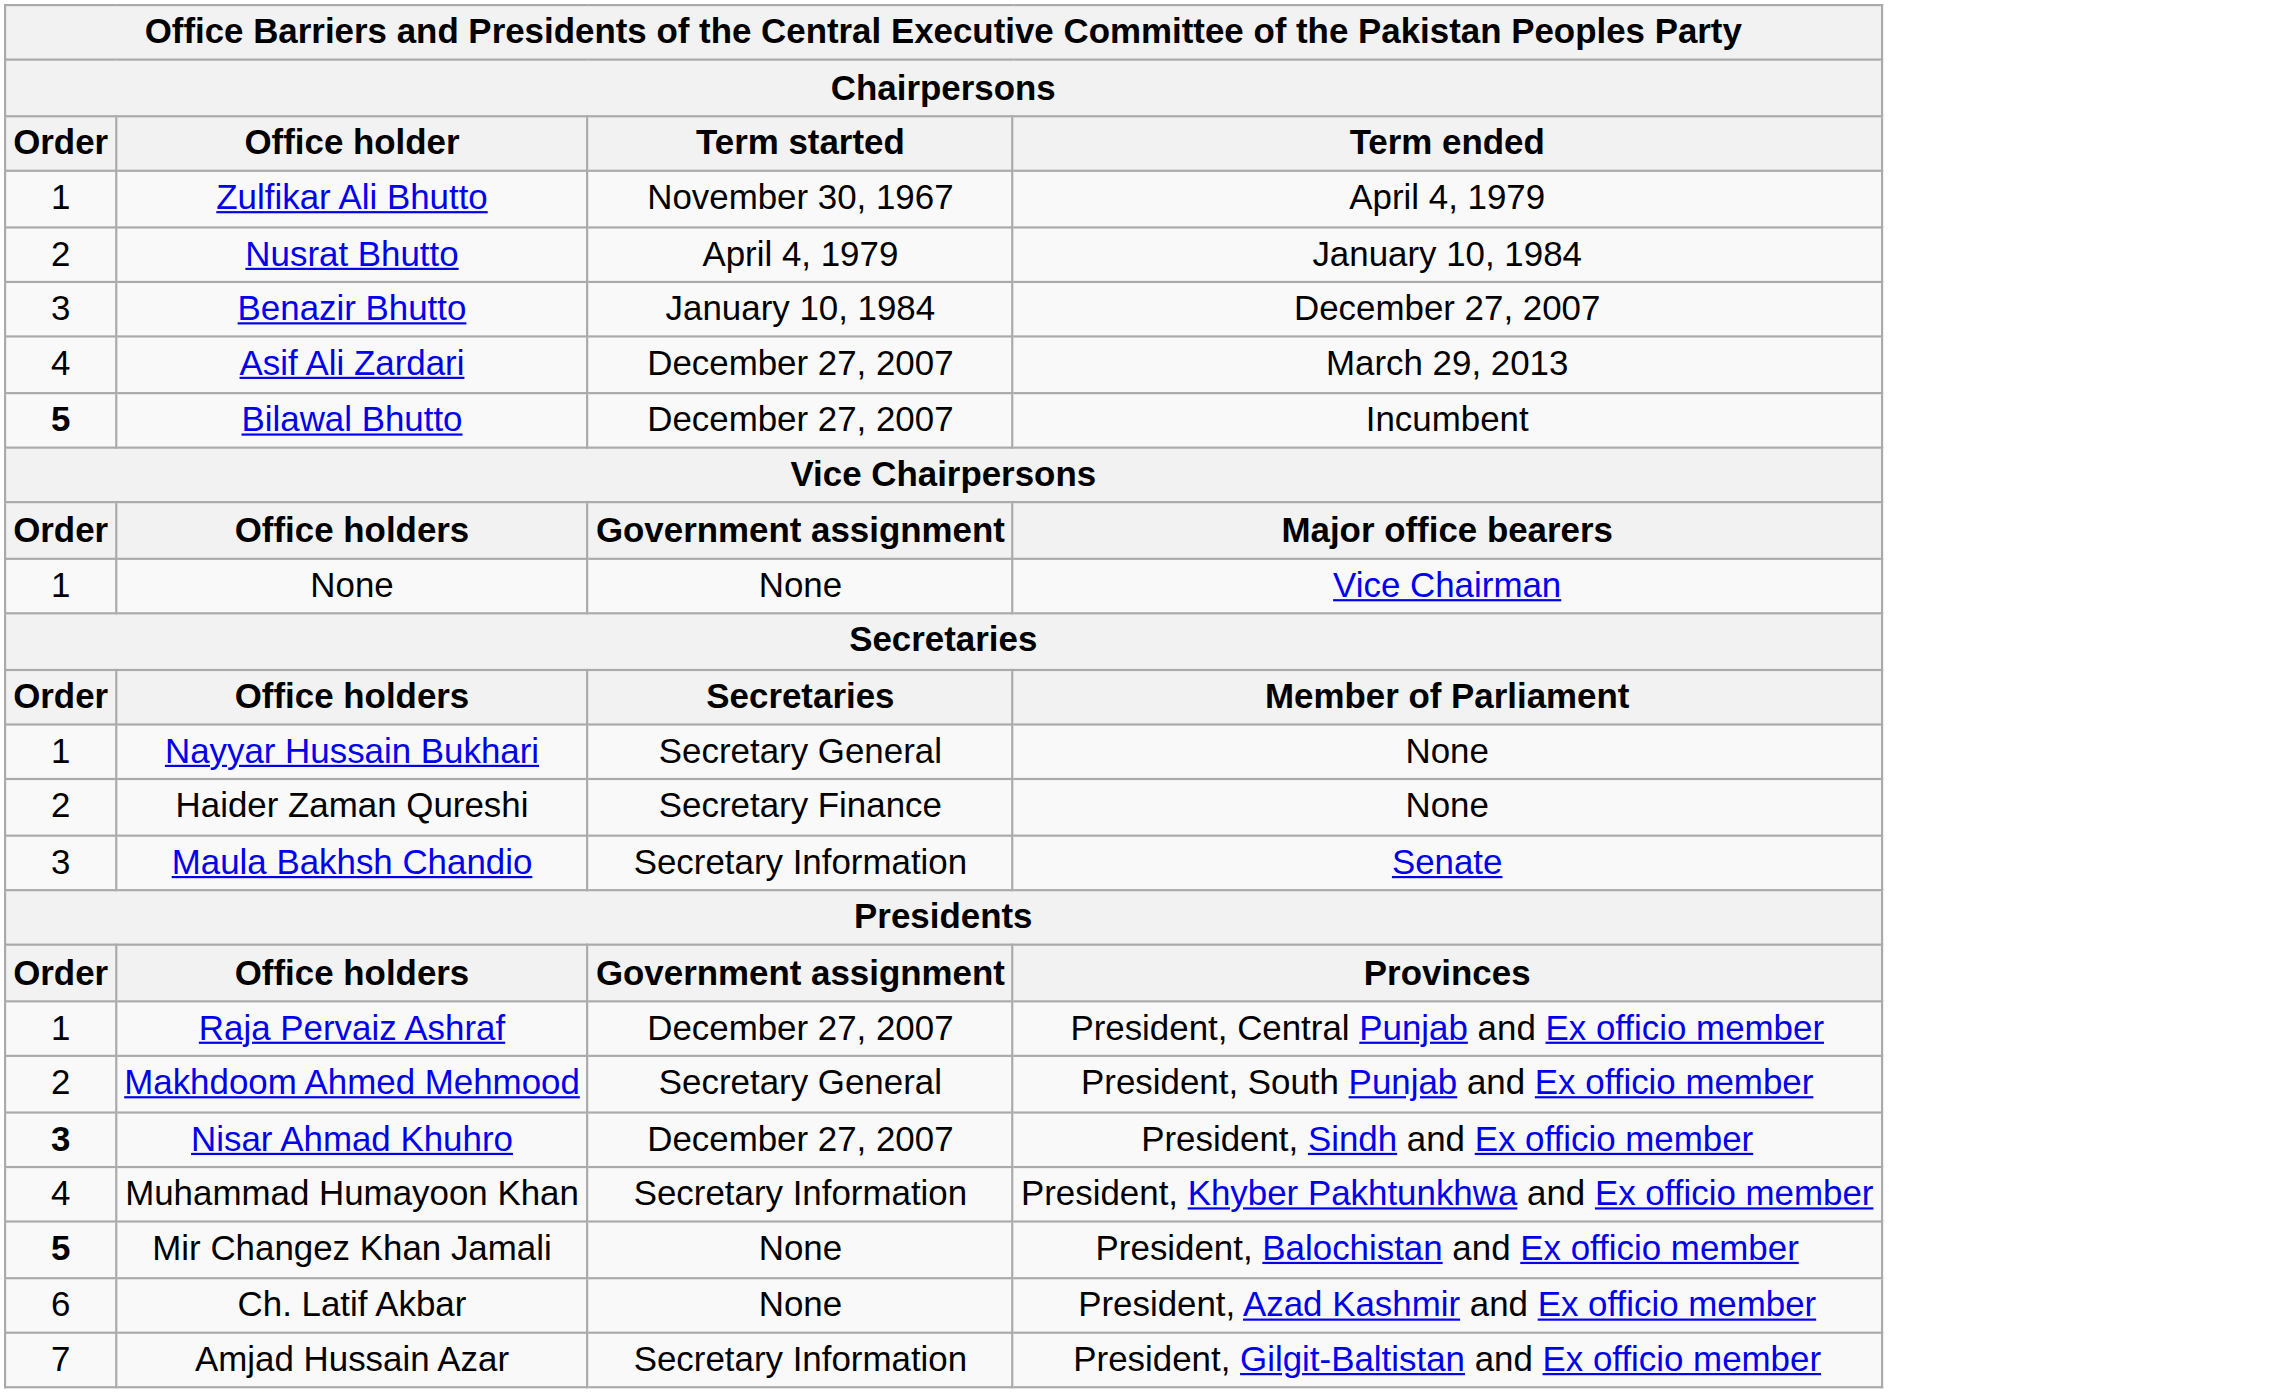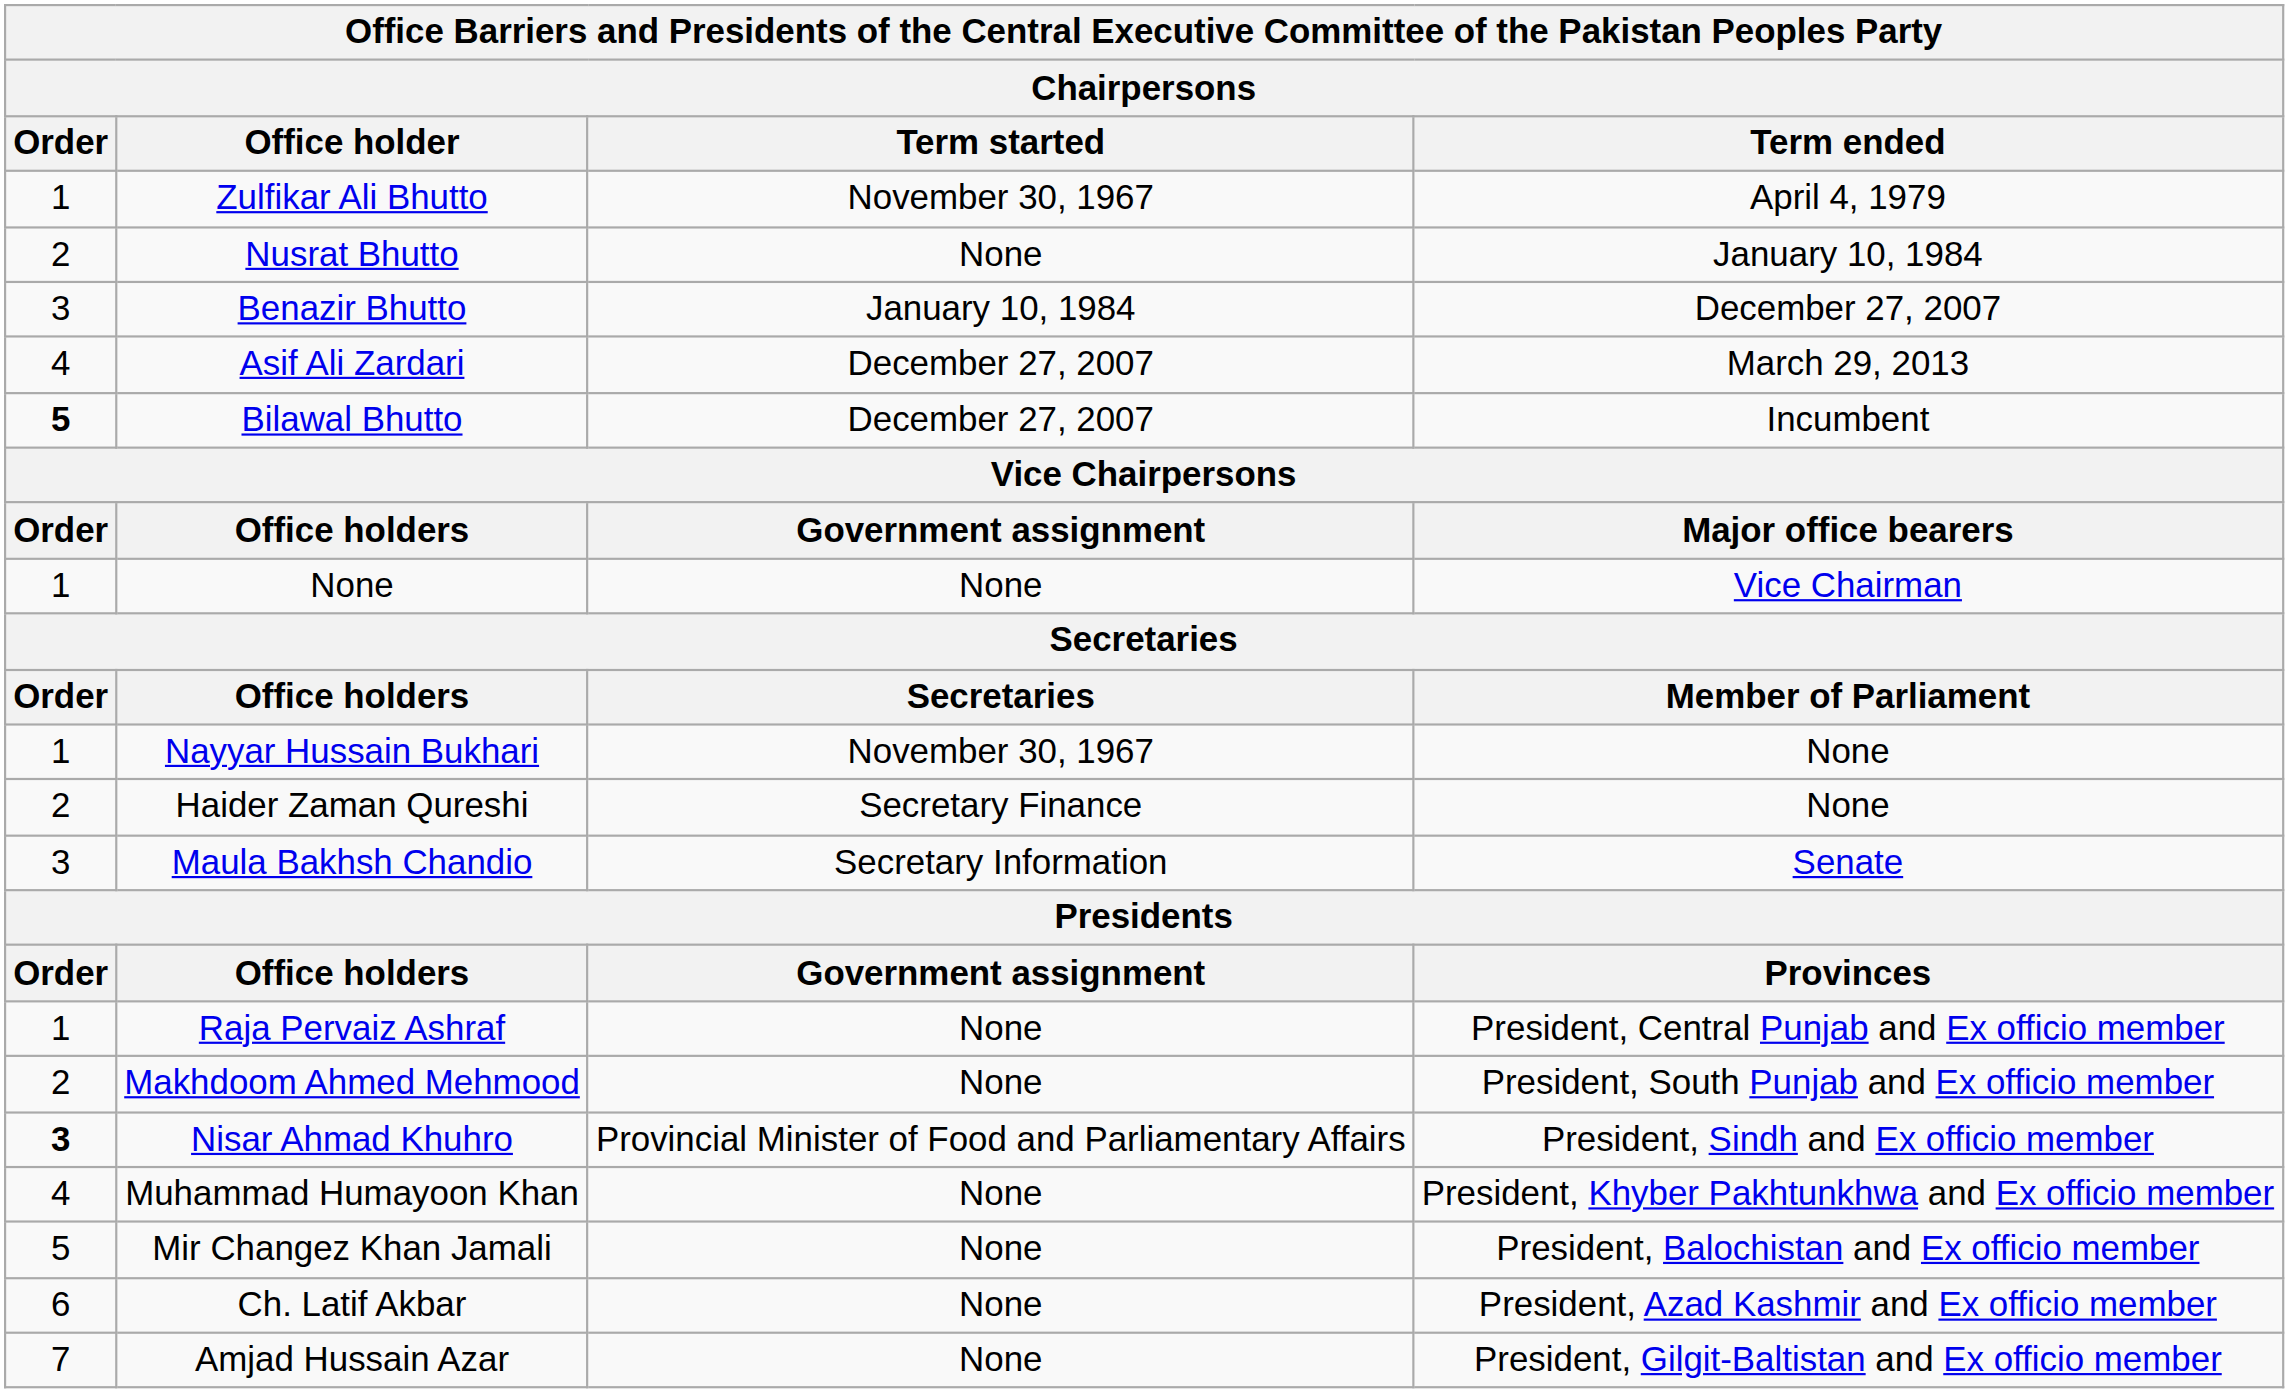(800, 253) April 4, 1979 -> (1001, 253) None
(800, 751) Secretary General -> (1001, 751) November 30, 1967
(800, 1027) December 27, 2007 -> (1001, 1027) None
(800, 1083) Secretary General -> (1001, 1083) None
(800, 1138) December 27, 2007 -> (1001, 1138) Provincial Minister of Food and Parliamentary Affairs
(800, 1193) Secretary Information -> (1001, 1193) None
(61, 1249) bold -> (61, 1249) normal
(800, 1359) Secretary Information -> (1001, 1359) None
